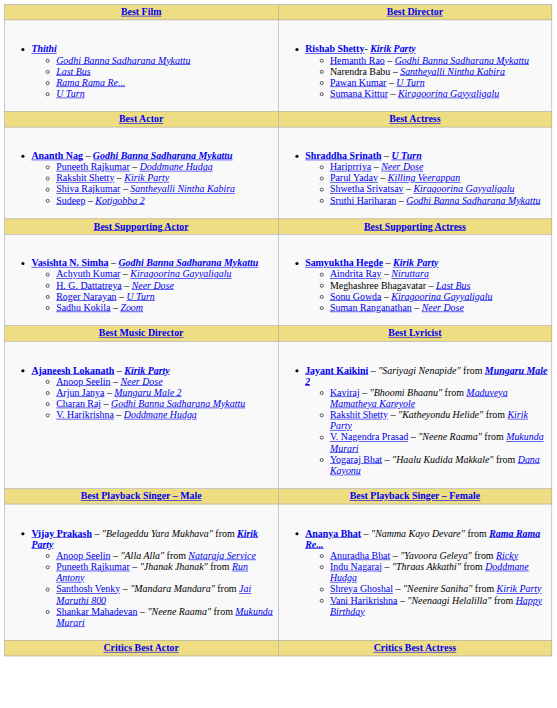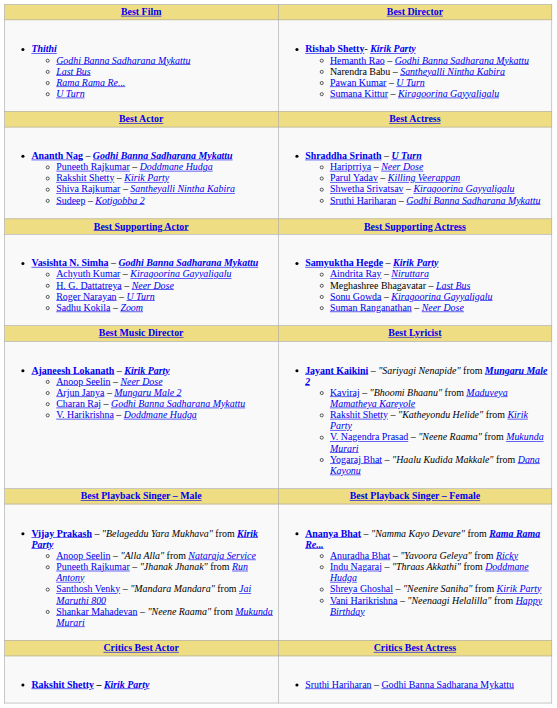+ row: (141, 685)
